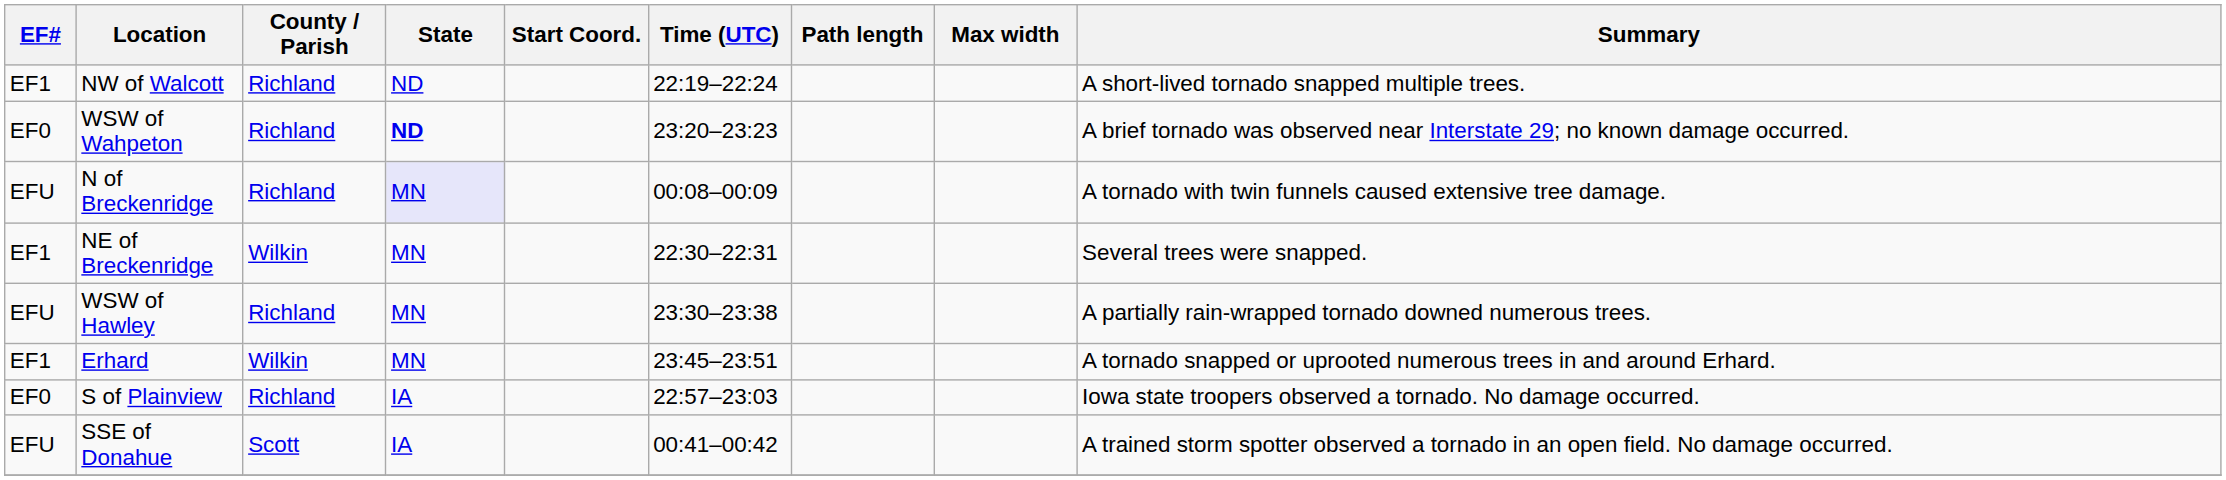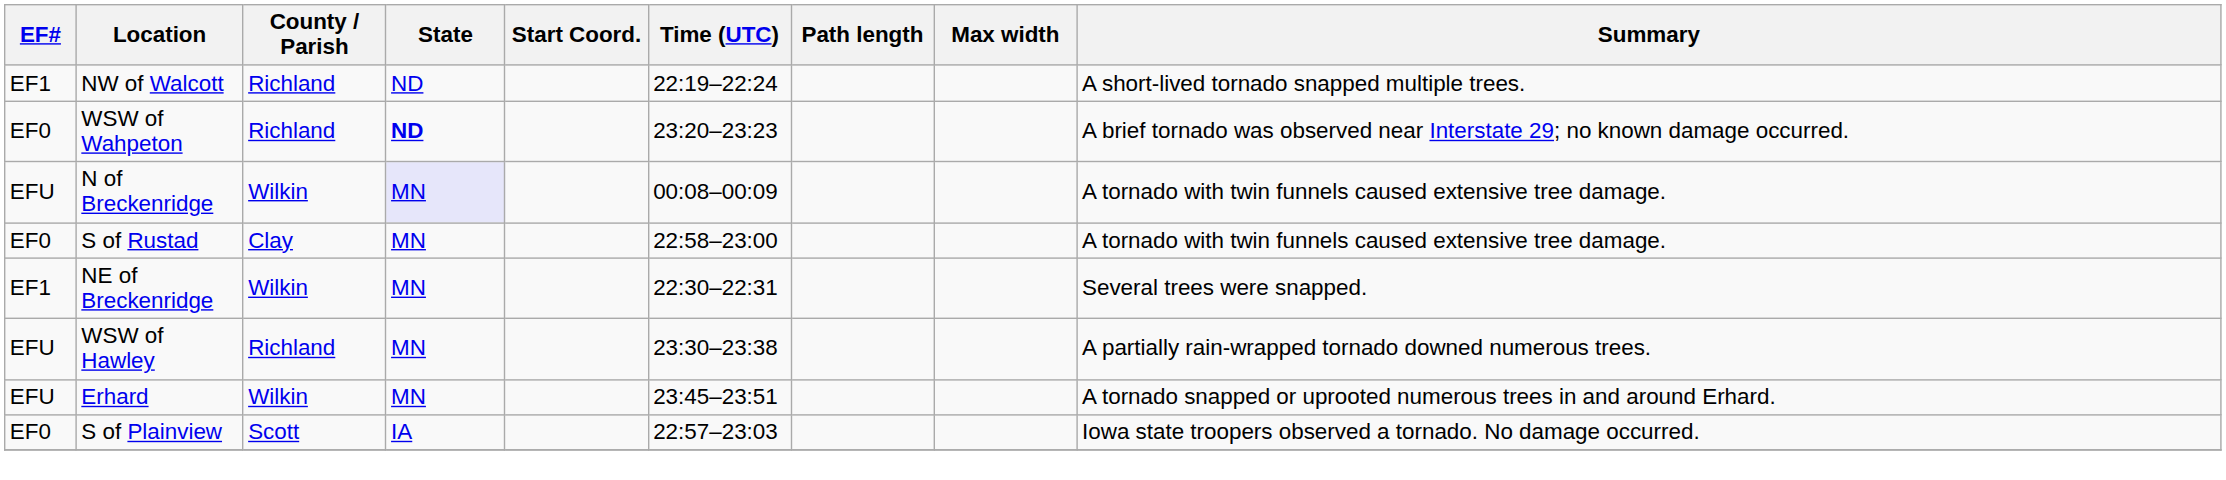(292, 191) Richland -> (278, 191) Wilkin
+ row: (140, 239)
(30, 361) EF1 -> (32, 396) EFU
(292, 396) Richland -> (274, 432) Scott
- row: (127, 445)
